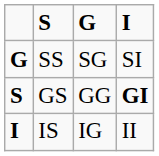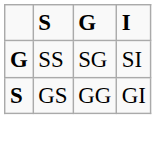(135, 95) bold -> (134, 95) normal
- row: (49, 131)
